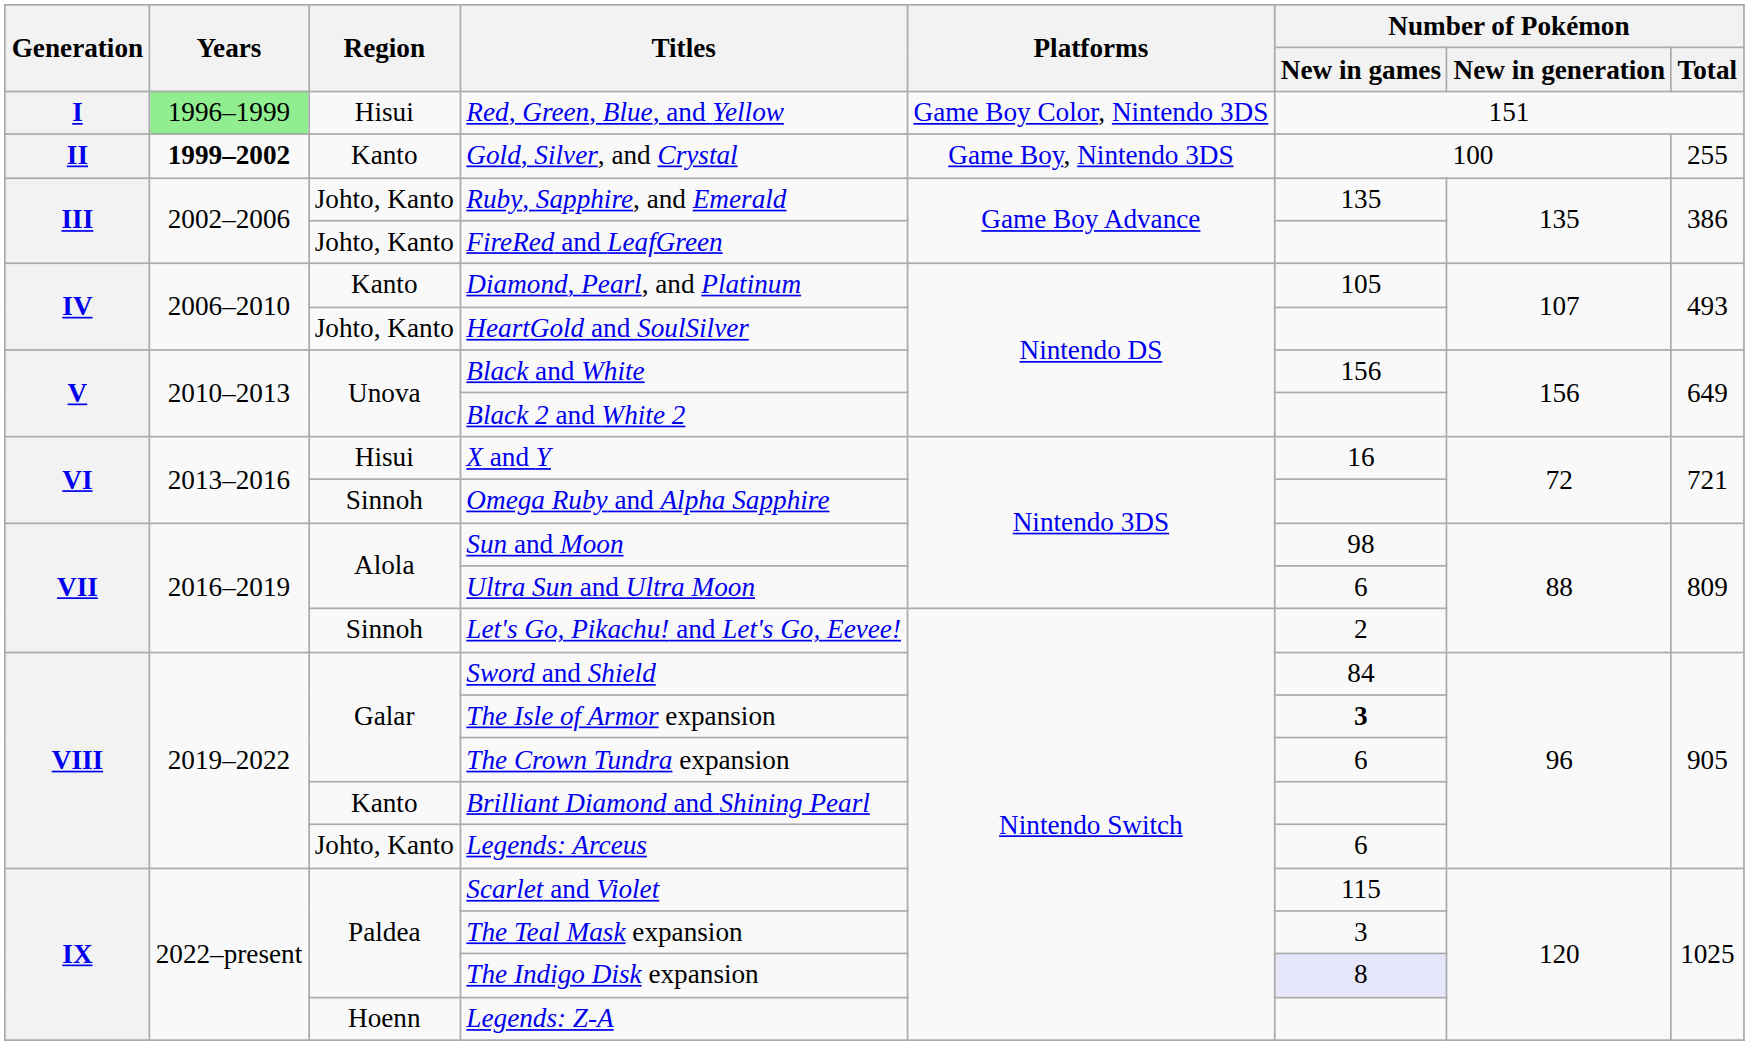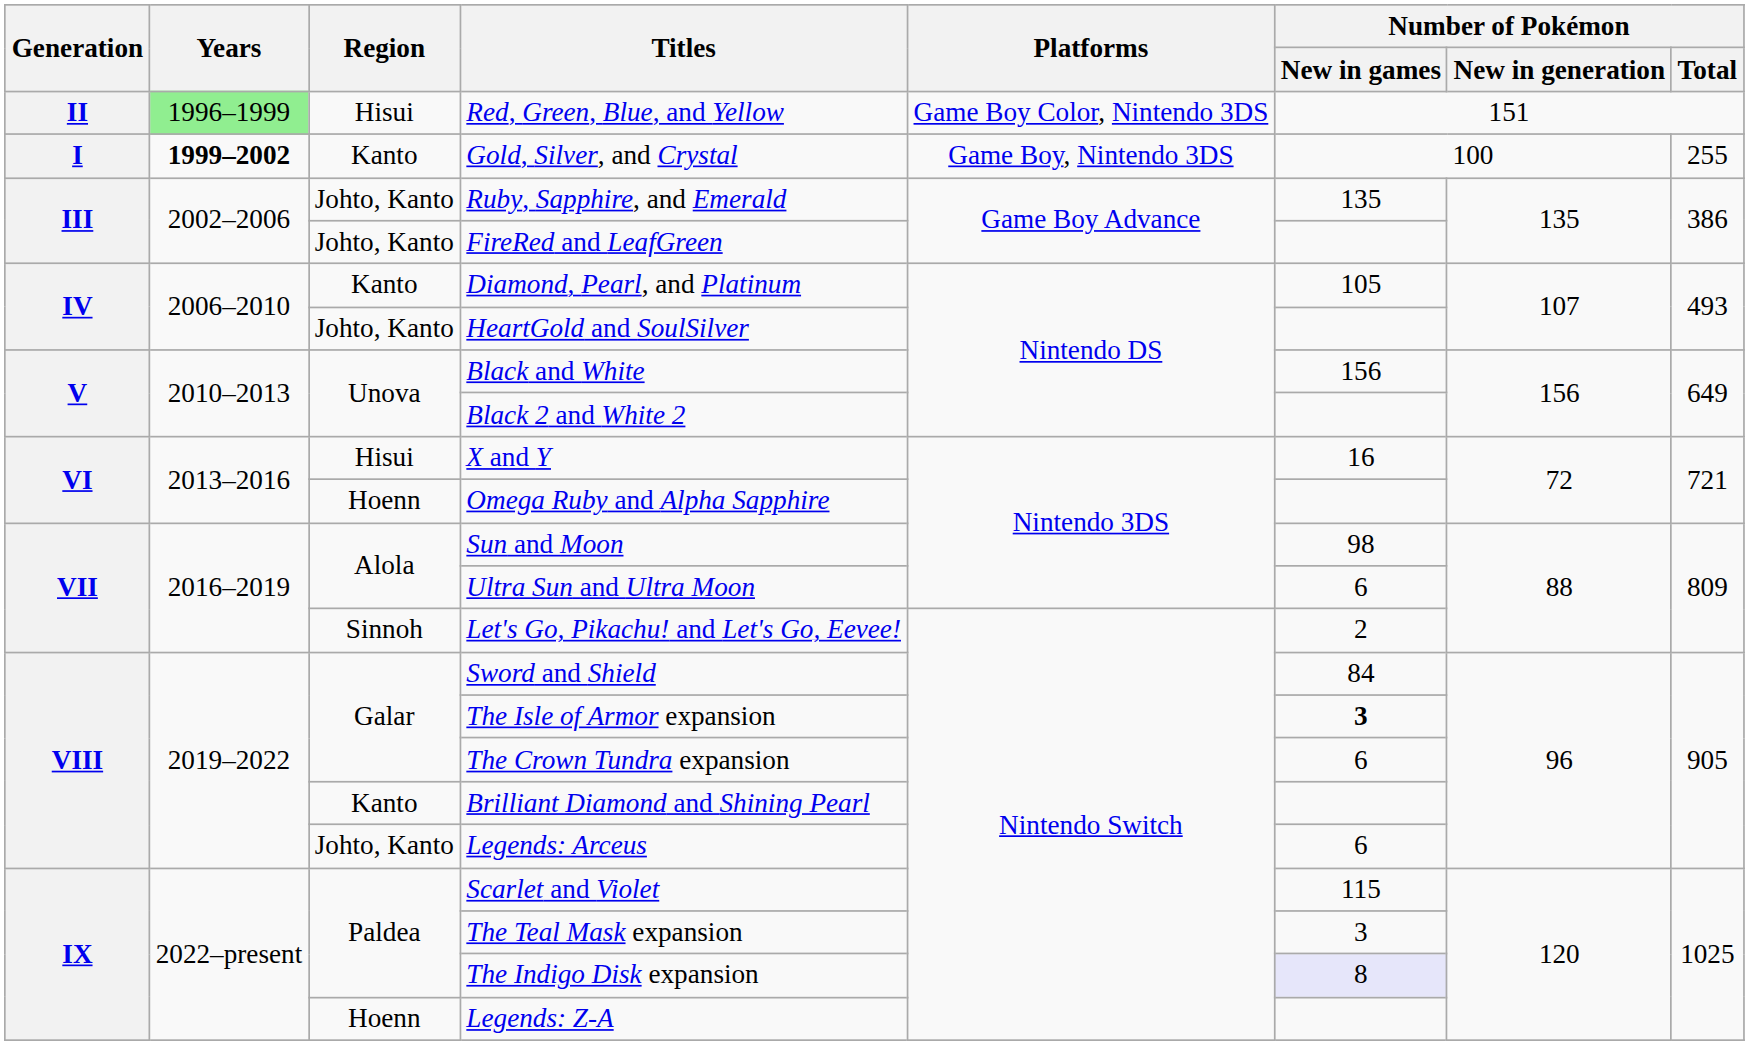(77, 112) I -> (77, 112) II
(77, 155) II -> (77, 155) I
(384, 500) Sinnoh -> (384, 500) Hoenn
